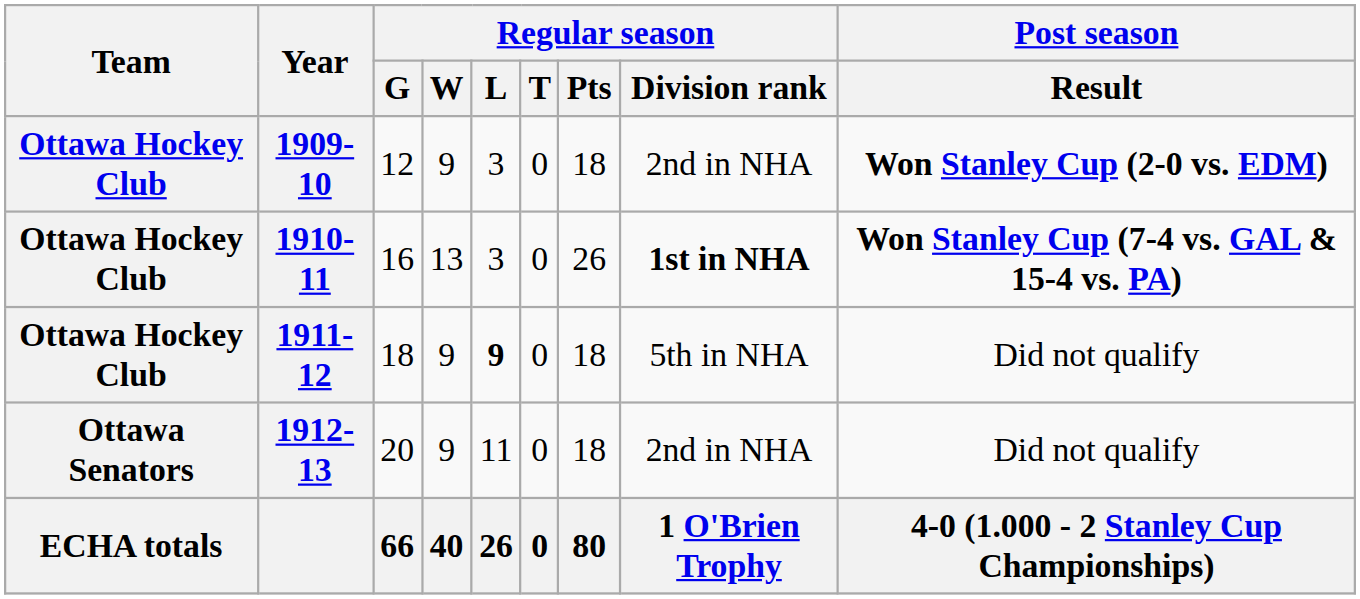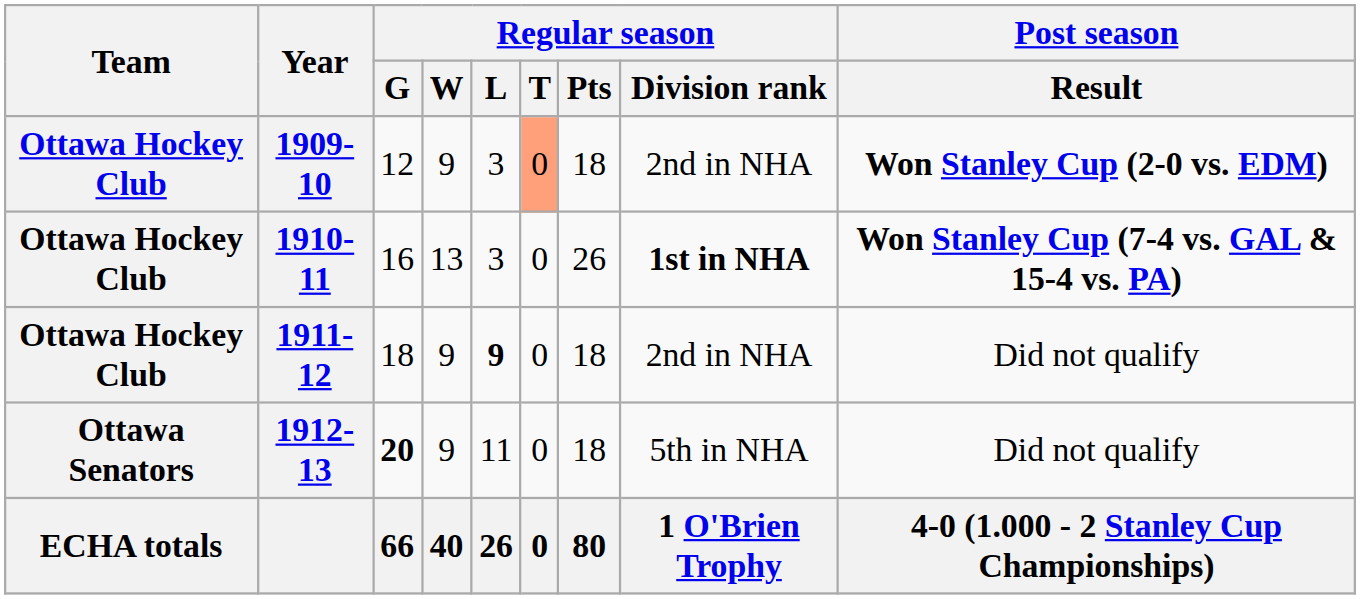(540, 163) no background -> (540, 163) lightsalmon background
(729, 354) 5th in NHA -> (729, 354) 2nd in NHA
(397, 450) normal -> (397, 450) bold
(729, 450) 2nd in NHA -> (729, 450) 5th in NHA
